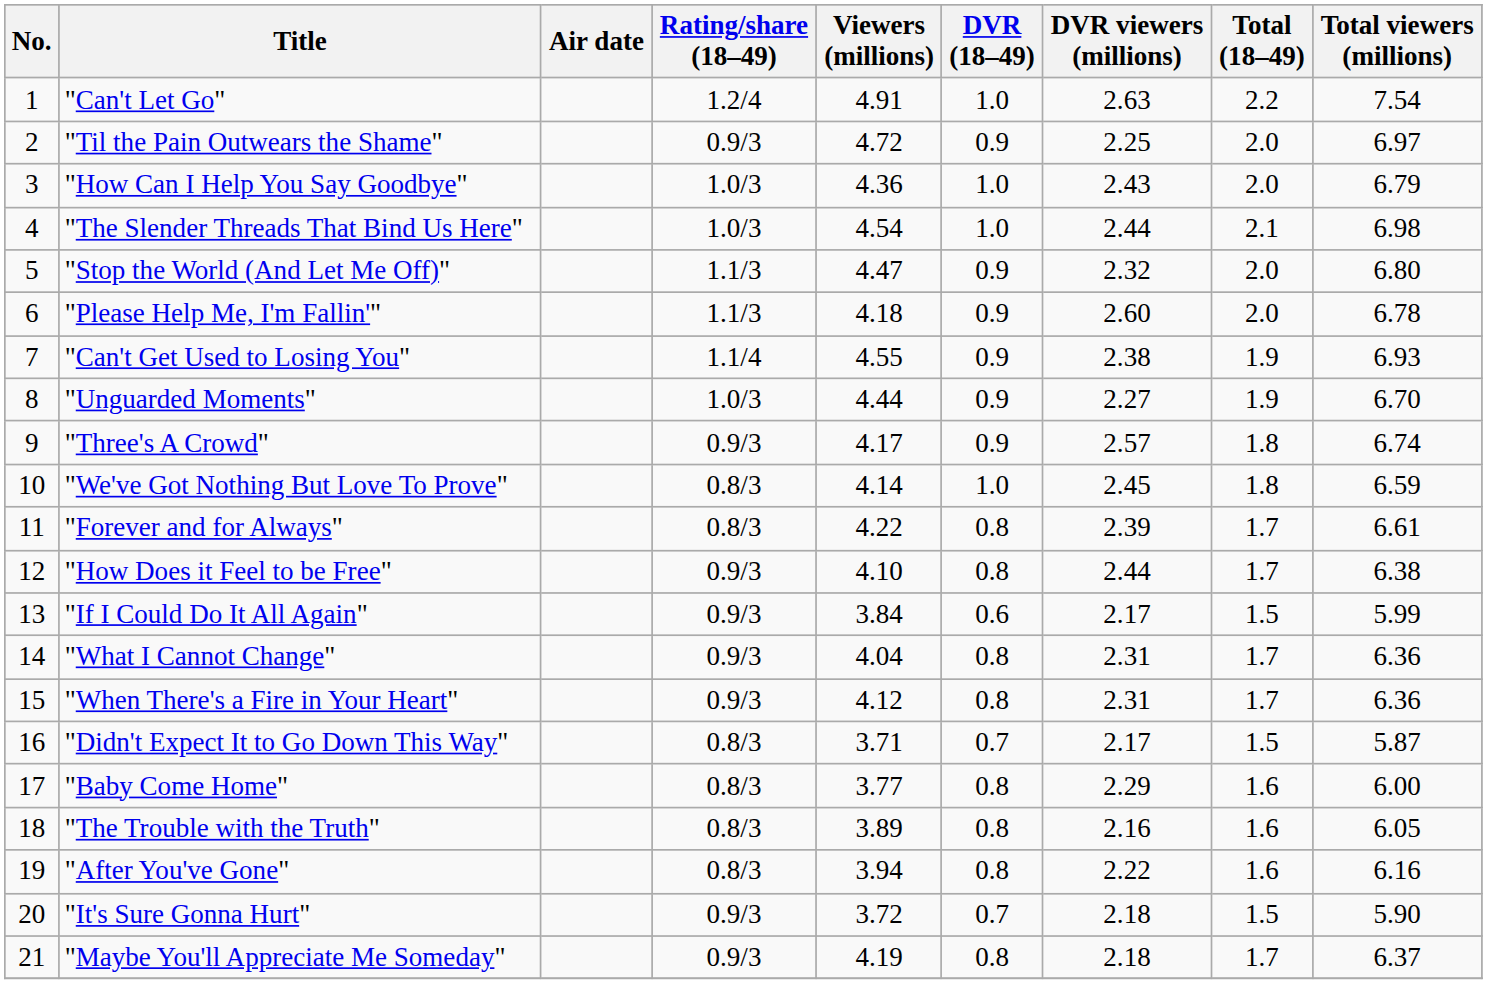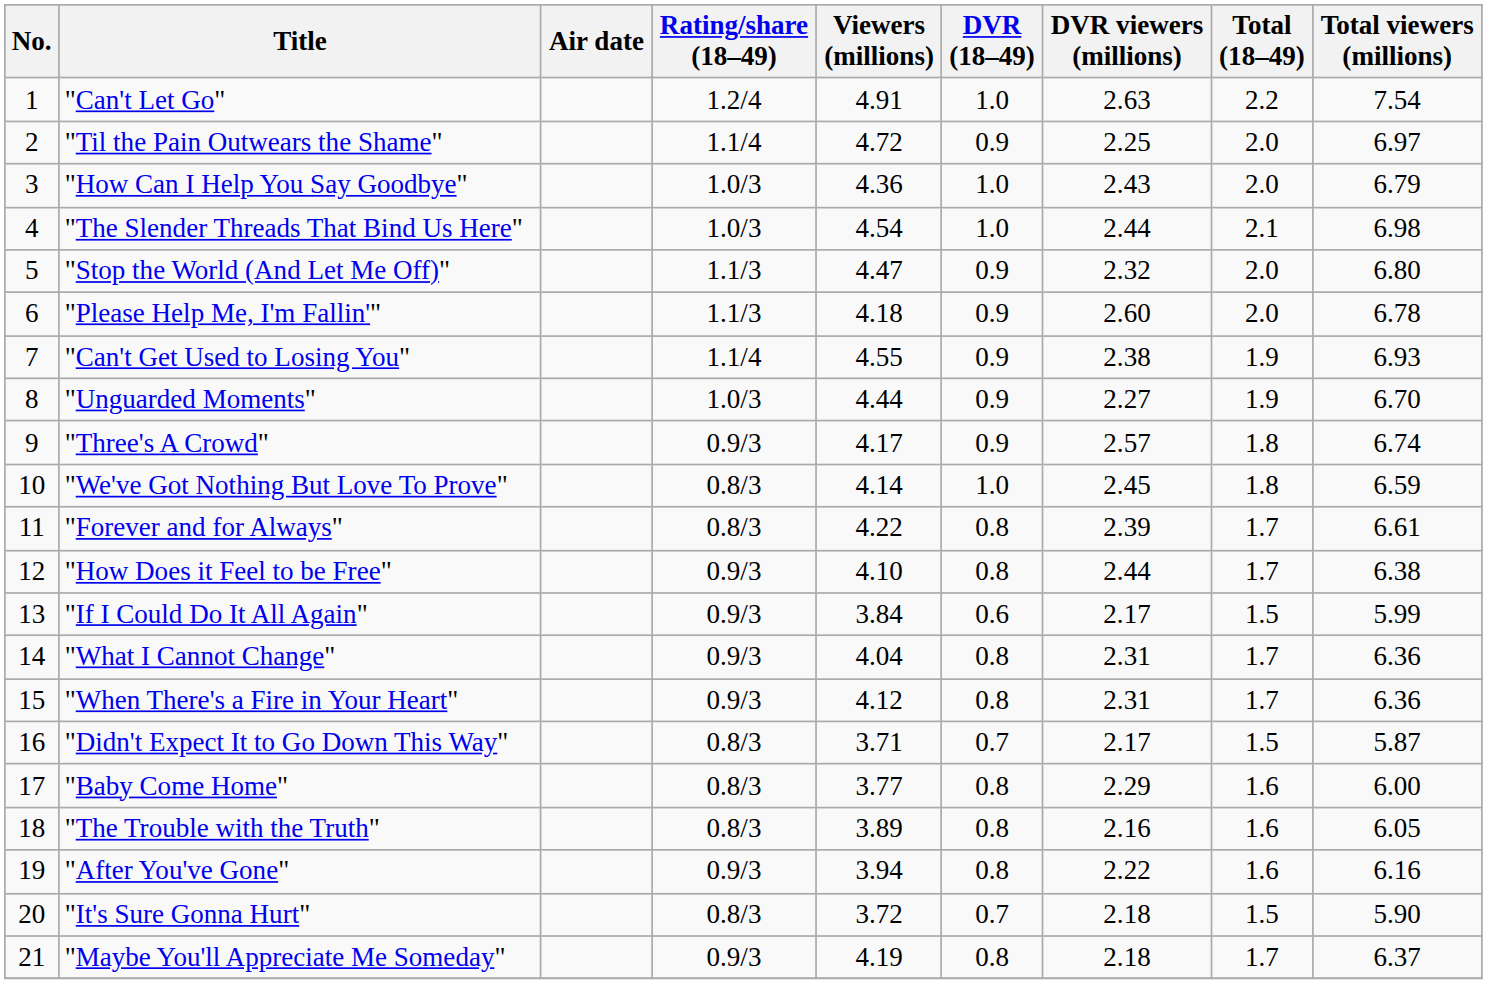(734, 142) 0.9/3 -> (734, 142) 1.1/4
(734, 871) 0.8/3 -> (734, 871) 0.9/3
(734, 914) 0.9/3 -> (734, 914) 0.8/3
